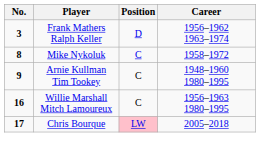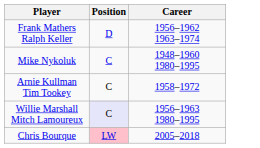- column: (19, 12)
(206, 54) 1958–1972 -> (177, 60) 1948–1960 1980–1995
(206, 76) 1948–1960 1980–1995 -> (177, 87) 1958–1972
(138, 103) no background -> (109, 114) lavender background
